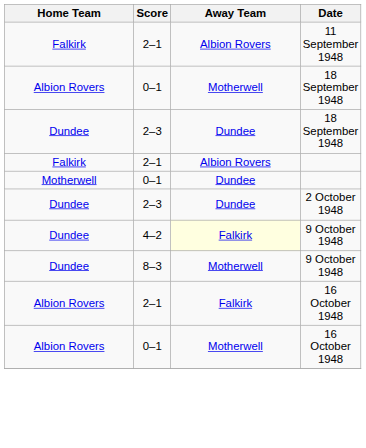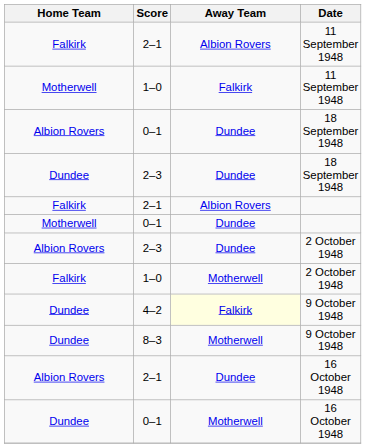+ row: (152, 87)
(235, 87) Motherwell -> (235, 131) Dundee
(69, 204) Dundee -> (69, 248) Albion Rovers
+ row: (152, 279)
(235, 303) Falkirk -> (235, 377) Dundee
(69, 347) Albion Rovers -> (69, 421) Dundee
